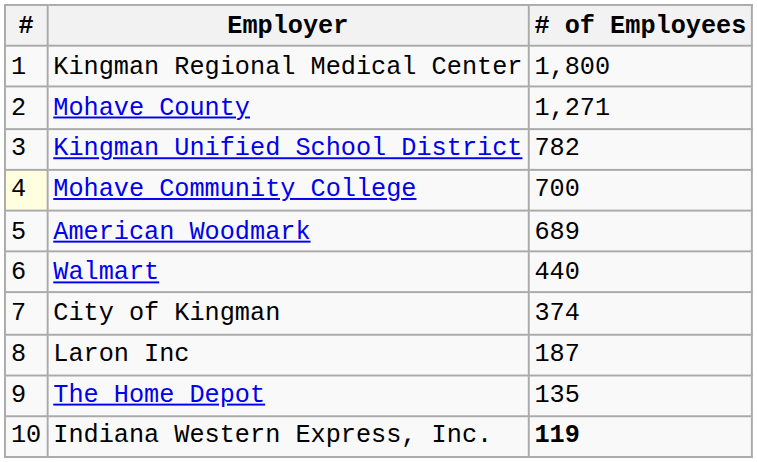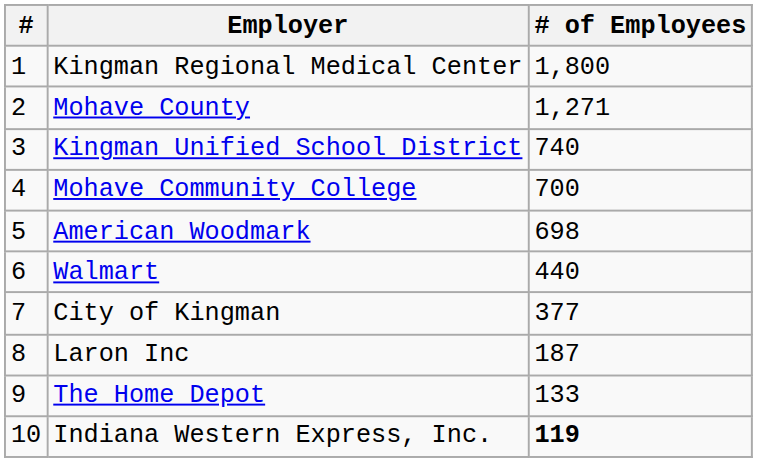(557, 149) 782 -> (557, 149) 740
(19, 190) lightyellow background -> (19, 190) no background
(557, 231) 689 -> (557, 231) 698
(557, 313) 374 -> (557, 313) 377
(557, 395) 135 -> (557, 395) 133
